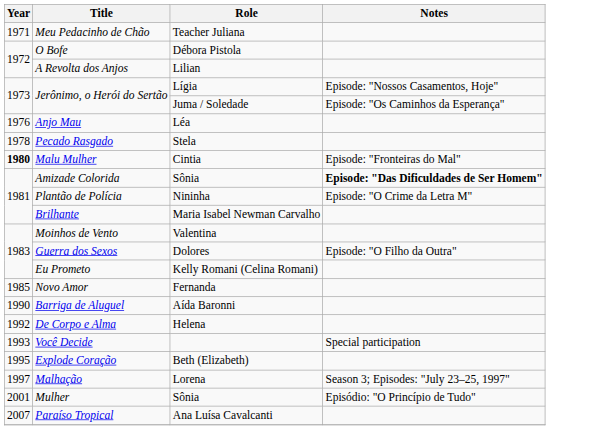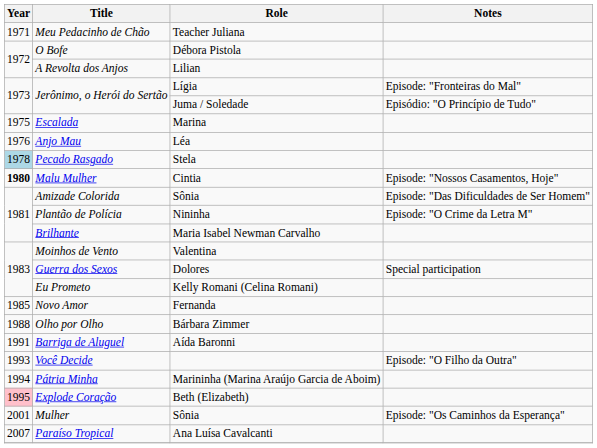(412, 86) Episode: "Nossos Casamentos, Hoje" -> (453, 86) Episode: "Fronteiras do Mal"
(415, 104) Episode: "Os Caminhos da Esperança" -> (461, 104) Episódio: "O Princípio de Tudo"
+ row: (57, 123)
(19, 141) no background -> (19, 159) lightblue background
(393, 159) Episode: "Fronteiras do Mal" -> (472, 178) Episode: "Nossos Casamentos, Hoje"
(434, 178) bold -> (488, 196) normal
(391, 251) Episode: "O Filho da Outra" -> (433, 269) Special participation
+ row: (69, 324)
(19, 305) 1990 -> (19, 342) 1991
- row: (76, 324)
(373, 342) Special participation -> (451, 360) Episode: "O Filho da Outra"
+ row: (67, 379)
(19, 360) no background -> (19, 397) pink background
- row: (59, 379)
(401, 397) Episódio: "O Princípio de Tudo" -> (475, 415) Episode: "Os Caminhos da Esperança"
